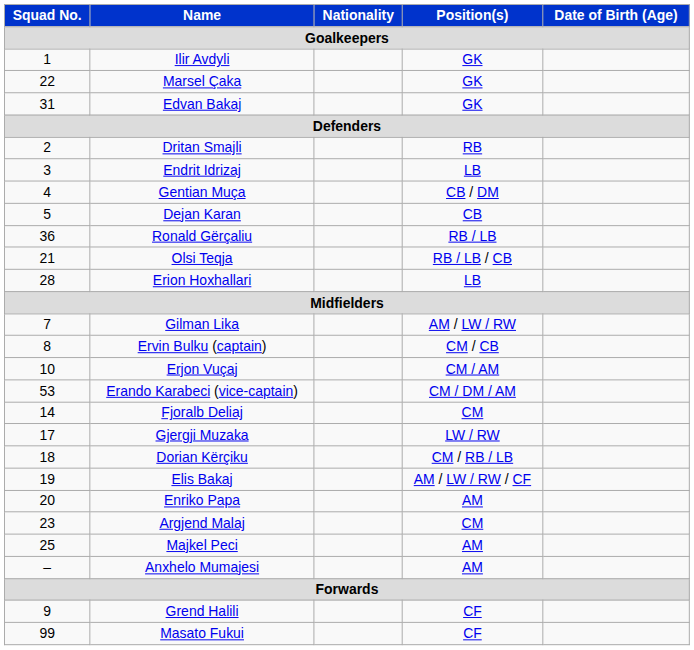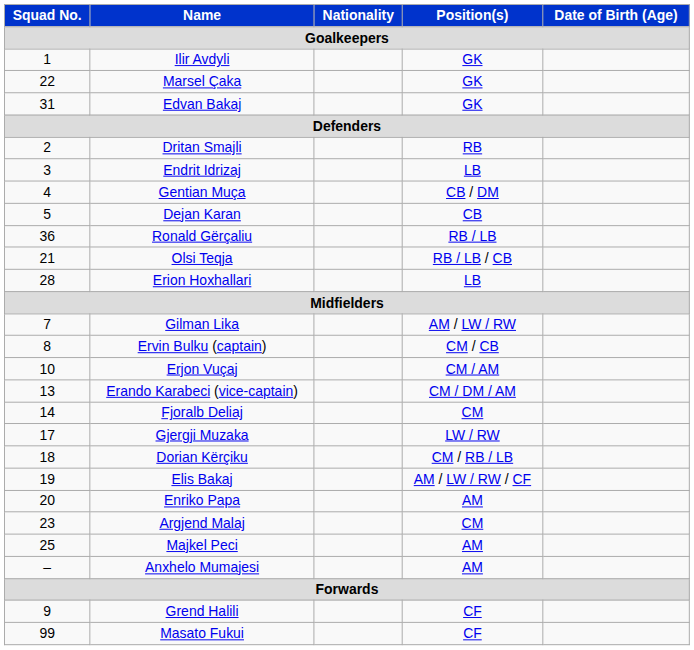(47, 391) 53 -> (47, 391) 13
